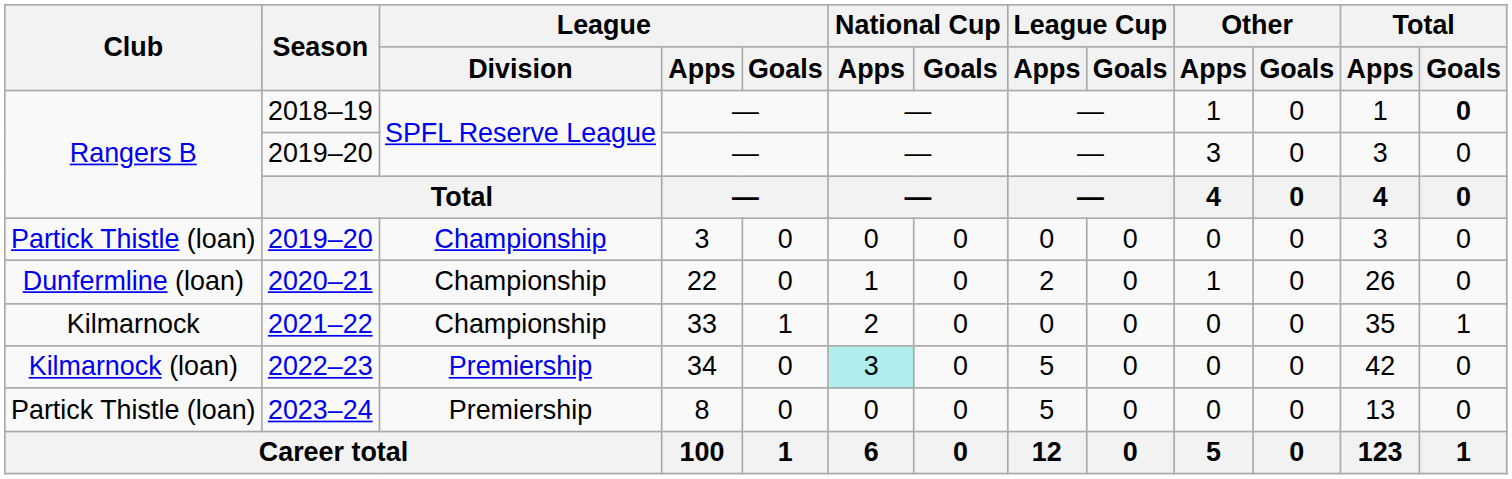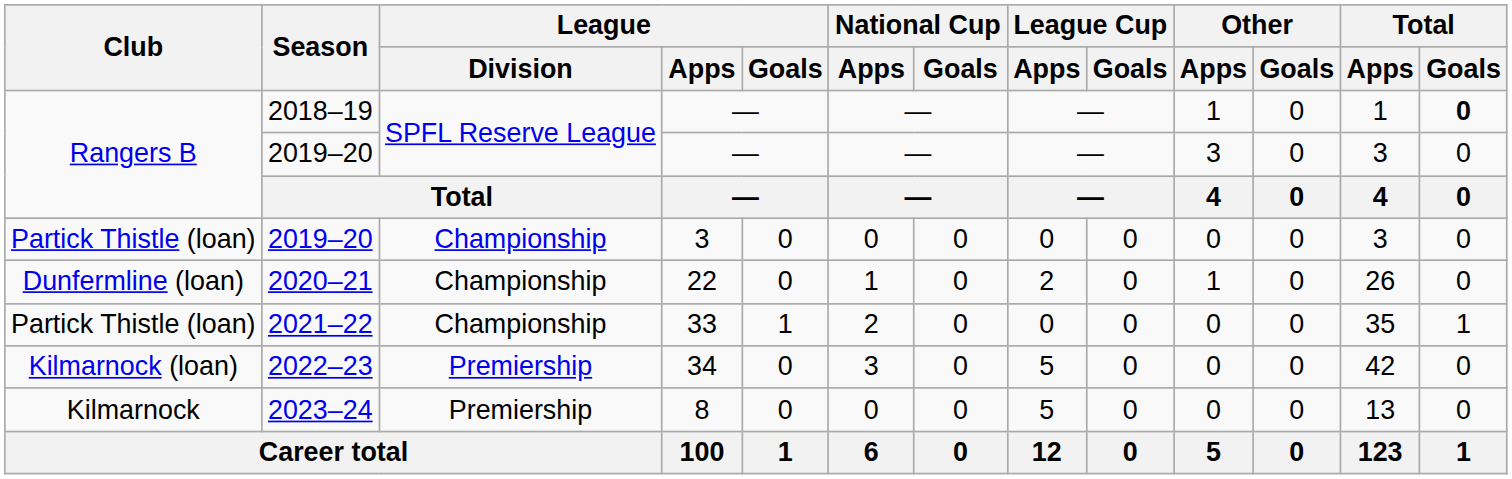(133, 324) Kilmarnock -> (133, 324) Partick Thistle (loan)
(871, 366) paleturquoise background -> (871, 366) no background
(133, 409) Partick Thistle (loan) -> (133, 409) Kilmarnock
